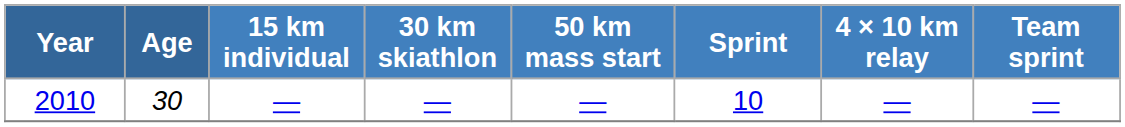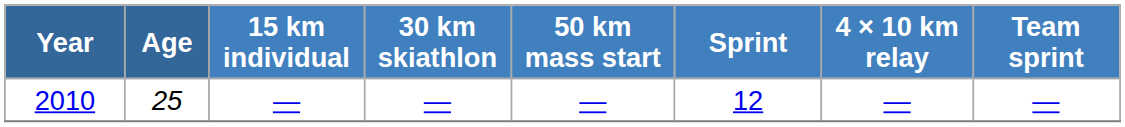(167, 100) 30 -> (167, 100) 25
(748, 100) 10 -> (748, 100) 12
